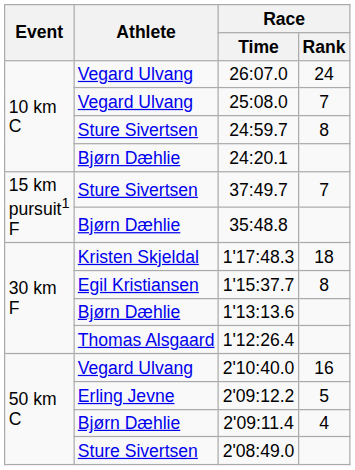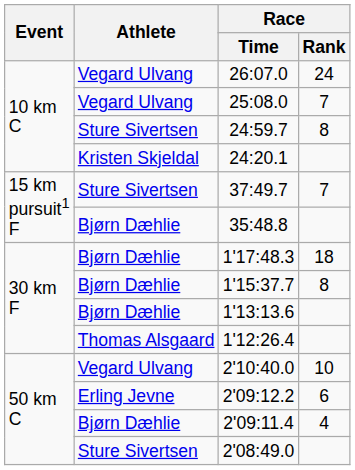(129, 158) Bjørn Dæhlie -> (138, 158) Kristen Skjeldal
(138, 257) Kristen Skjeldal -> (129, 257) Bjørn Dæhlie
(138, 285) Egil Kristiansen -> (129, 285) Bjørn Dæhlie
(324, 368) 16 -> (324, 368) 10
(324, 396) 5 -> (324, 396) 6
